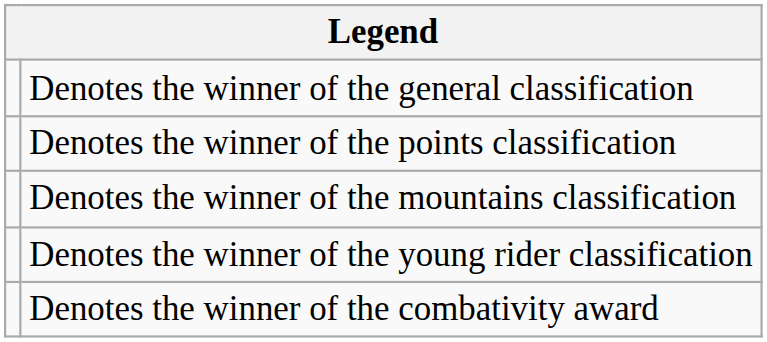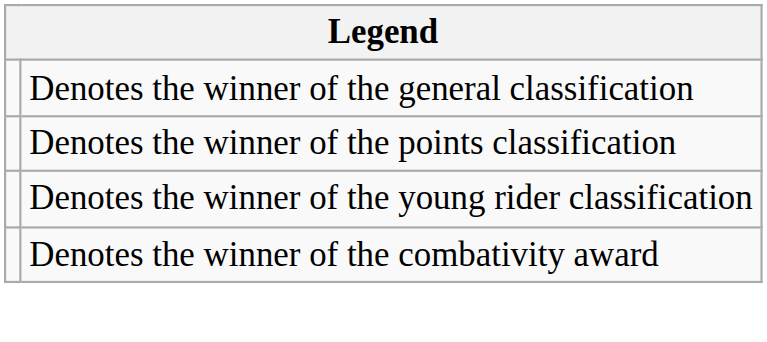- row: (383, 198)
